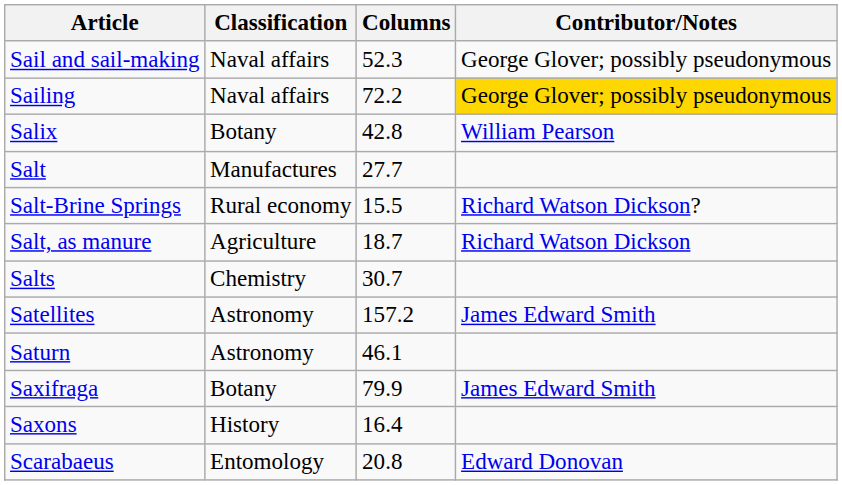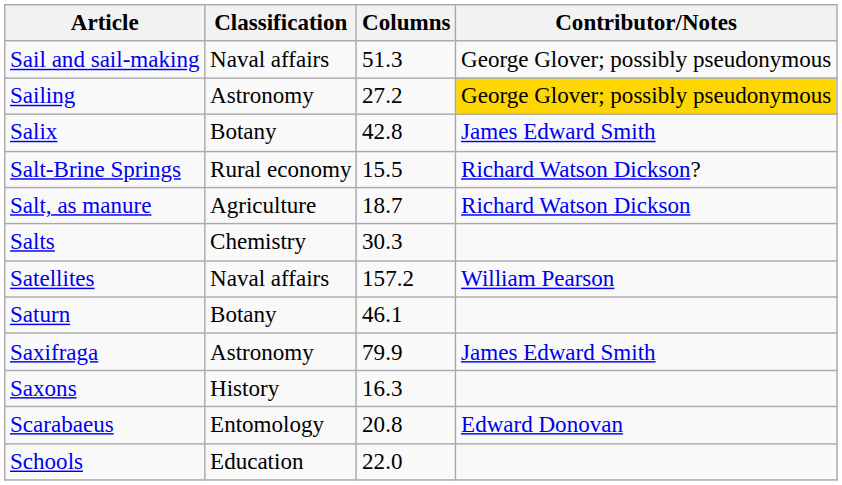(382, 59) 52.3 -> (382, 59) 51.3
(270, 95) Naval affairs -> (262, 95) Astronomy
(382, 95) 72.2 -> (382, 95) 27.2
(538, 132) William Pearson -> (558, 132) James Edward Smith
- row: (28, 168)
(382, 278) 30.7 -> (382, 242) 30.3
(262, 315) Astronomy -> (270, 278) Naval affairs
(558, 315) James Edward Smith -> (538, 278) William Pearson
(262, 351) Astronomy -> (243, 315) Botany
(243, 388) Botany -> (262, 351) Astronomy
(382, 424) 16.4 -> (382, 388) 16.3
+ row: (47, 461)
